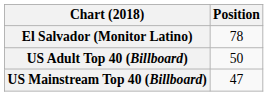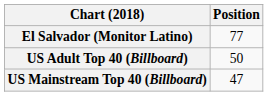(237, 36) 78 -> (237, 36) 77
